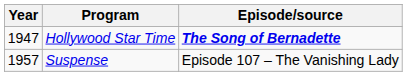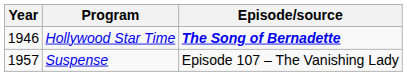(23, 37) 1947 -> (23, 37) 1946
